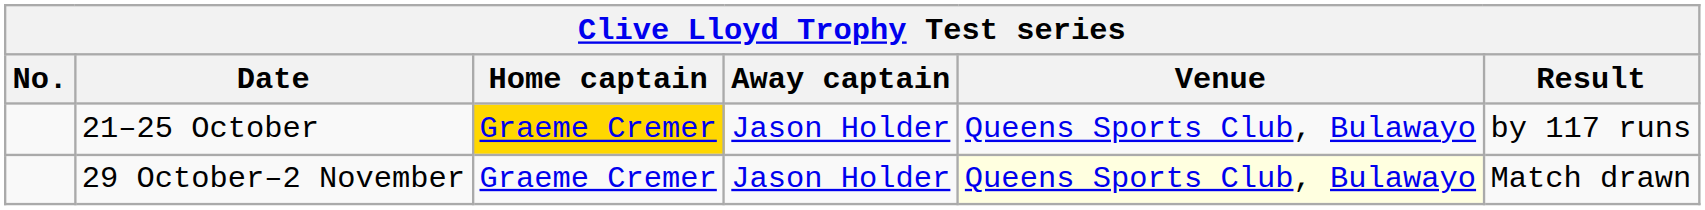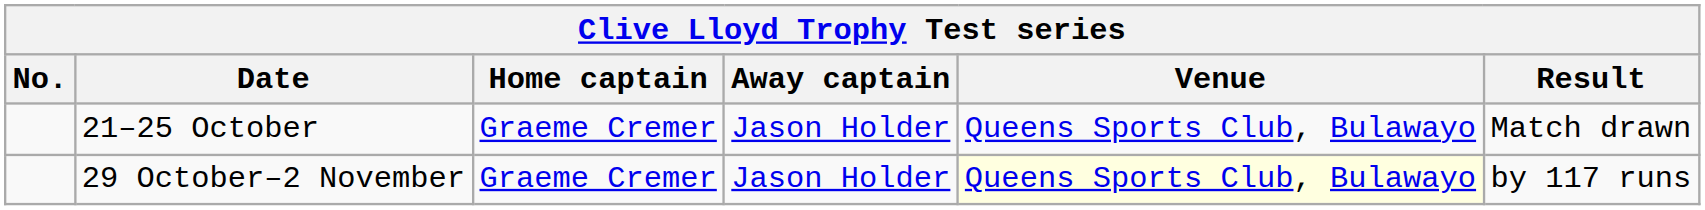(598, 129) gold background -> (598, 129) no background
(1591, 129) by 117 runs -> (1591, 129) Match drawn
(1591, 179) Match drawn -> (1591, 179) by 117 runs
